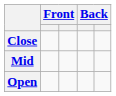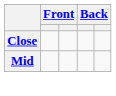- row: (22, 81)
